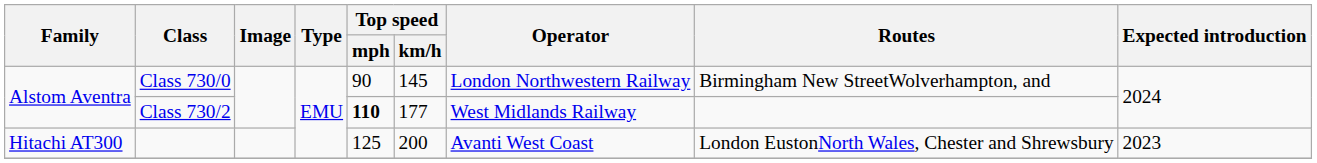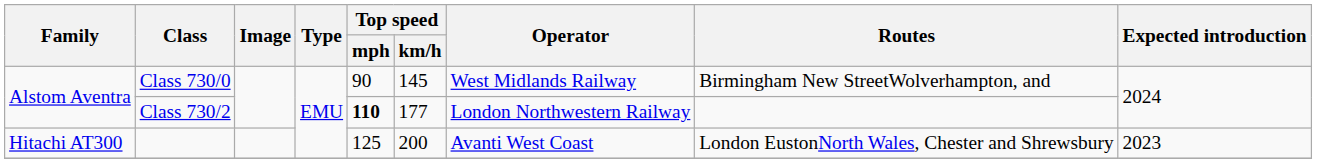(570, 81) London Northwestern Railway -> (543, 81) West Midlands Railway
(543, 111) West Midlands Railway -> (570, 111) London Northwestern Railway
